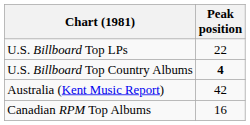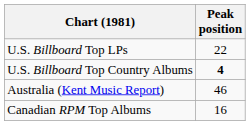(220, 89) 42 -> (220, 89) 46
